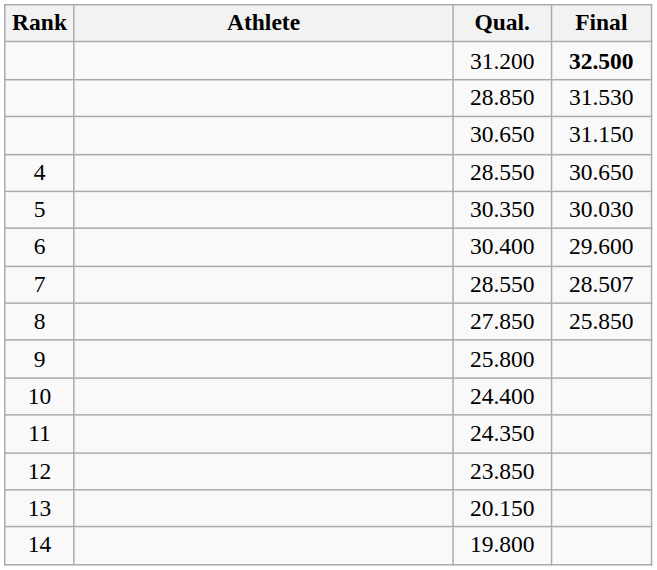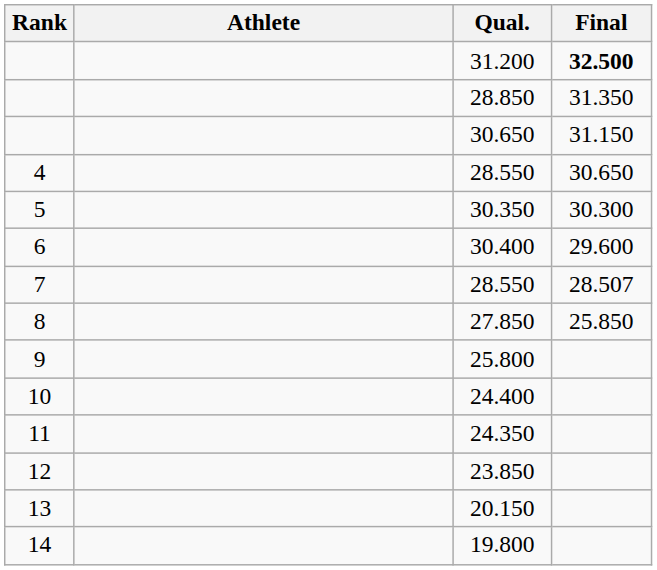(601, 97) 31.530 -> (601, 97) 31.350
(601, 209) 30.030 -> (601, 209) 30.300
